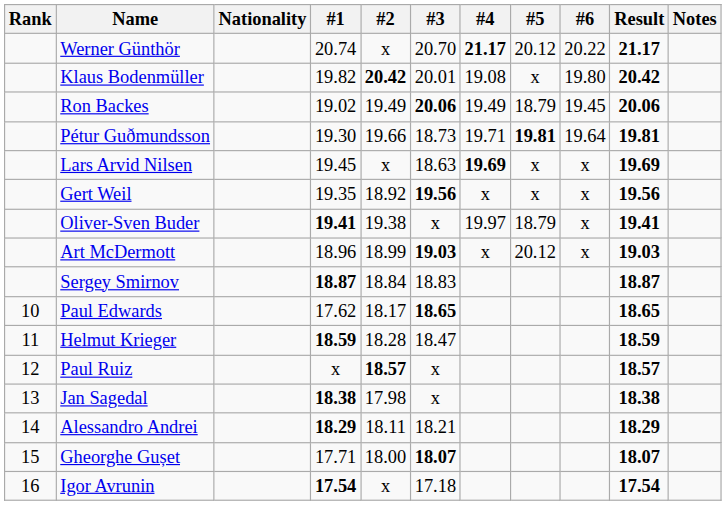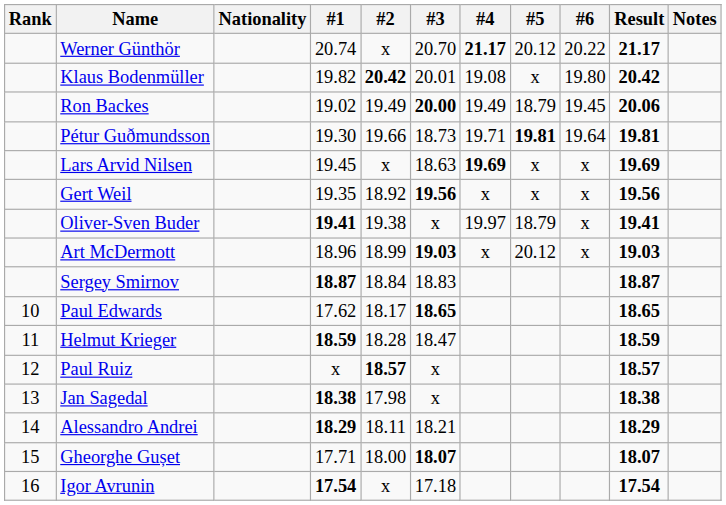(435, 106) 20.06 -> (435, 106) 20.00
